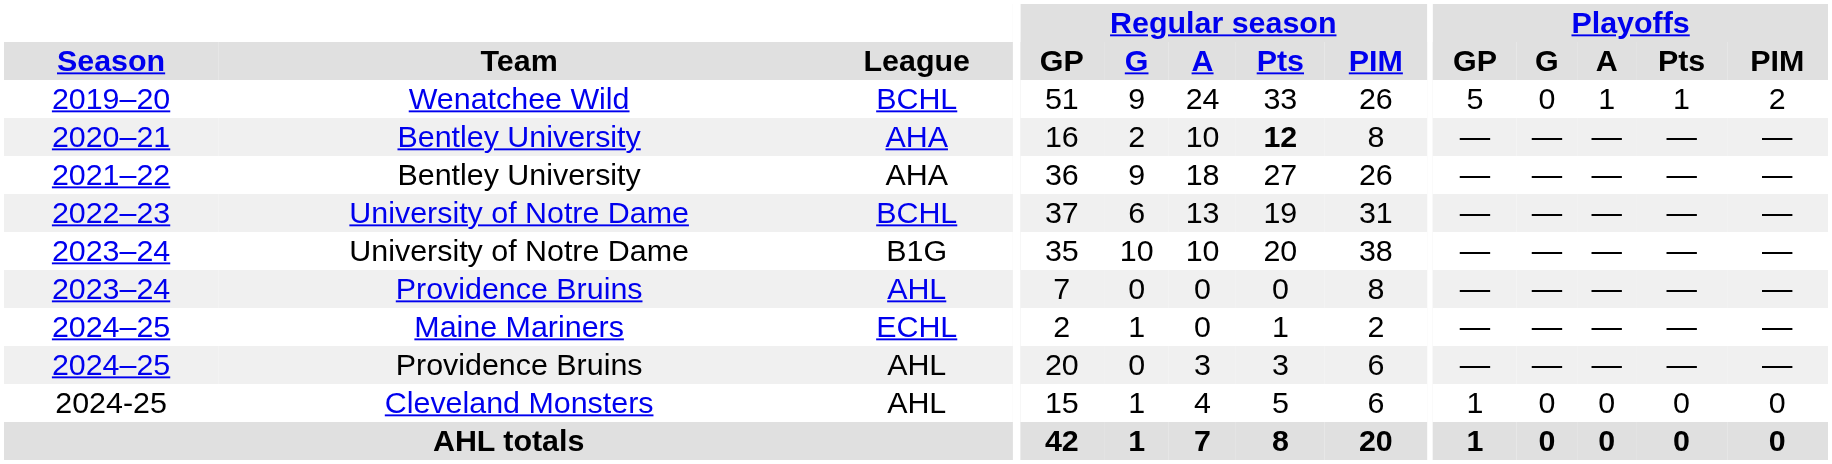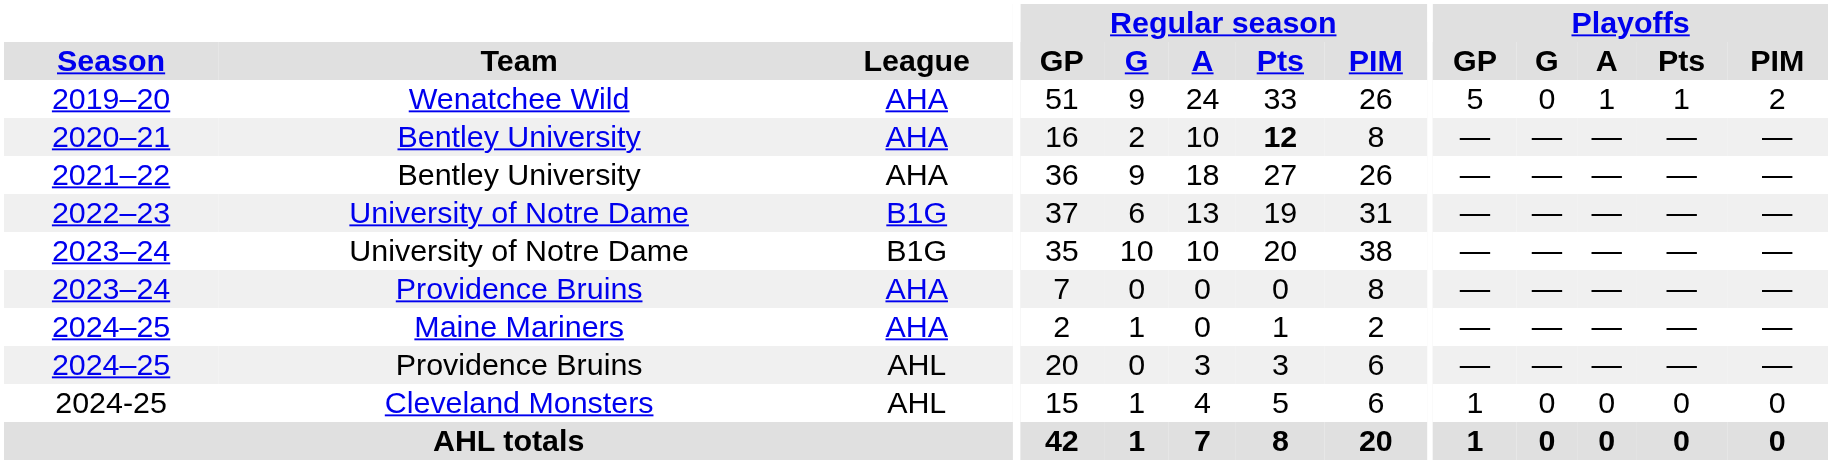(917, 98) BCHL -> (917, 98) AHA
(917, 212) BCHL -> (917, 212) B1G
(917, 288) AHL -> (917, 288) AHA
(917, 326) ECHL -> (917, 326) AHA
